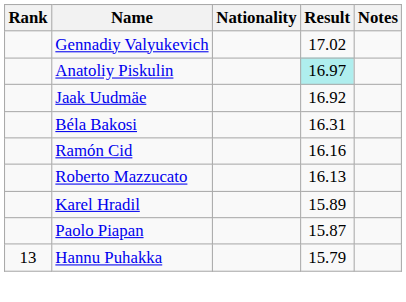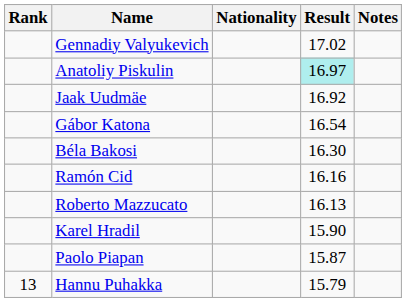+ row: (103, 124)
(327, 124) 16.31 -> (327, 151) 16.30
(327, 204) 15.89 -> (327, 230) 15.90
